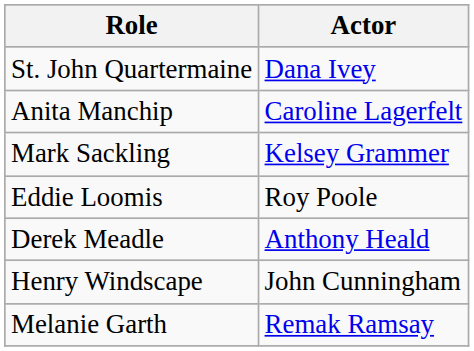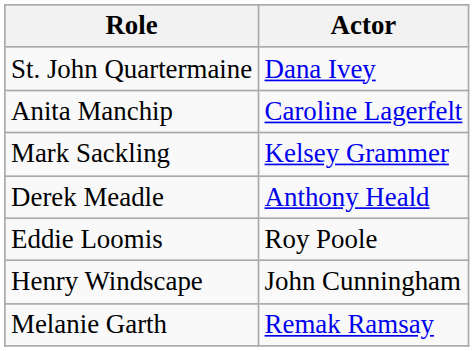rows swapped: (87, 196) <-> (88, 238)
